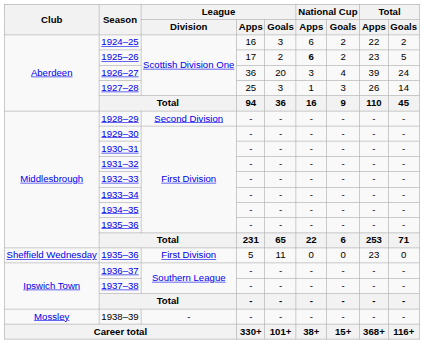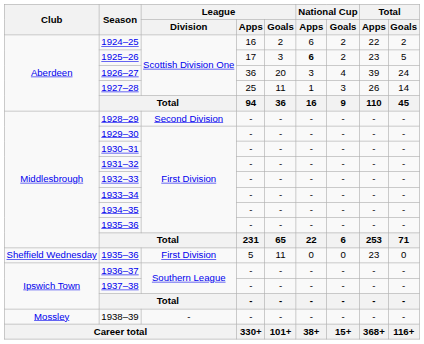(281, 42) 3 -> (281, 42) 2
(281, 57) 2 -> (281, 57) 3
(281, 88) 3 -> (281, 88) 11
